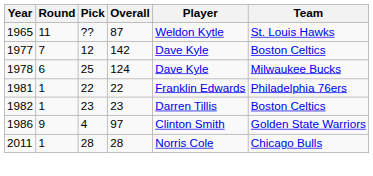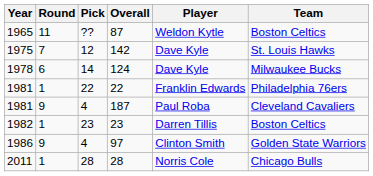(293, 32) St. Louis Hawks -> (288, 32) Boston Celtics
(20, 50) 1977 -> (20, 50) 1975
(288, 50) Boston Celtics -> (293, 50) St. Louis Hawks
(87, 69) 25 -> (87, 69) 14
+ row: (120, 106)
